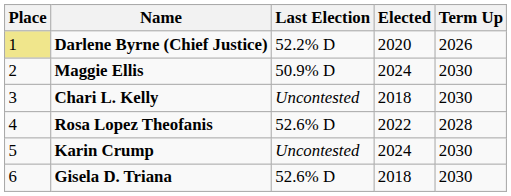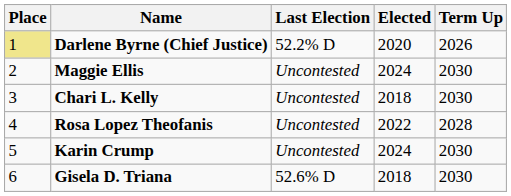(305, 71) 50.9% D -> (317, 71) Uncontested
(305, 124) 52.6% D -> (317, 124) Uncontested
